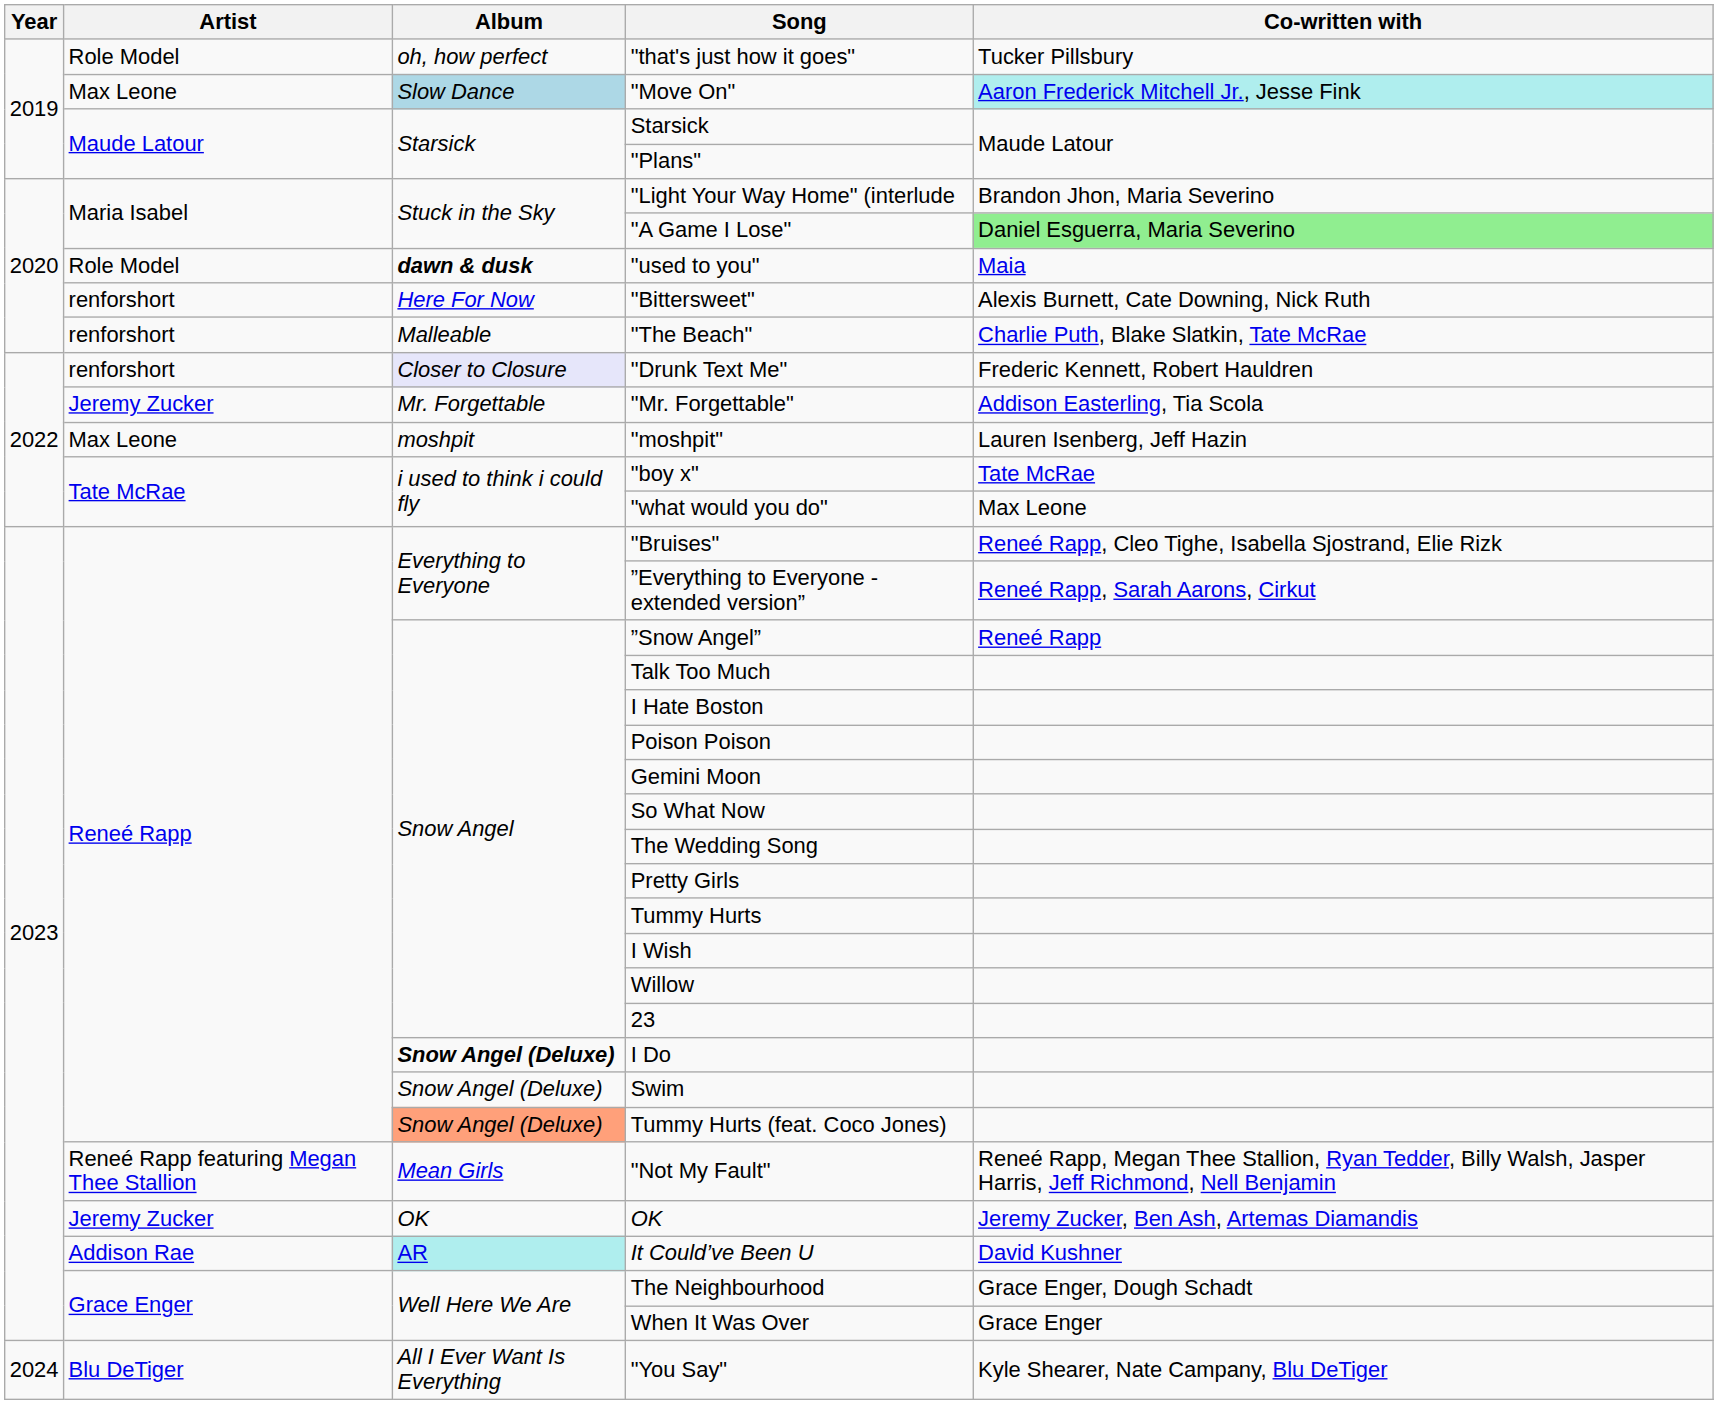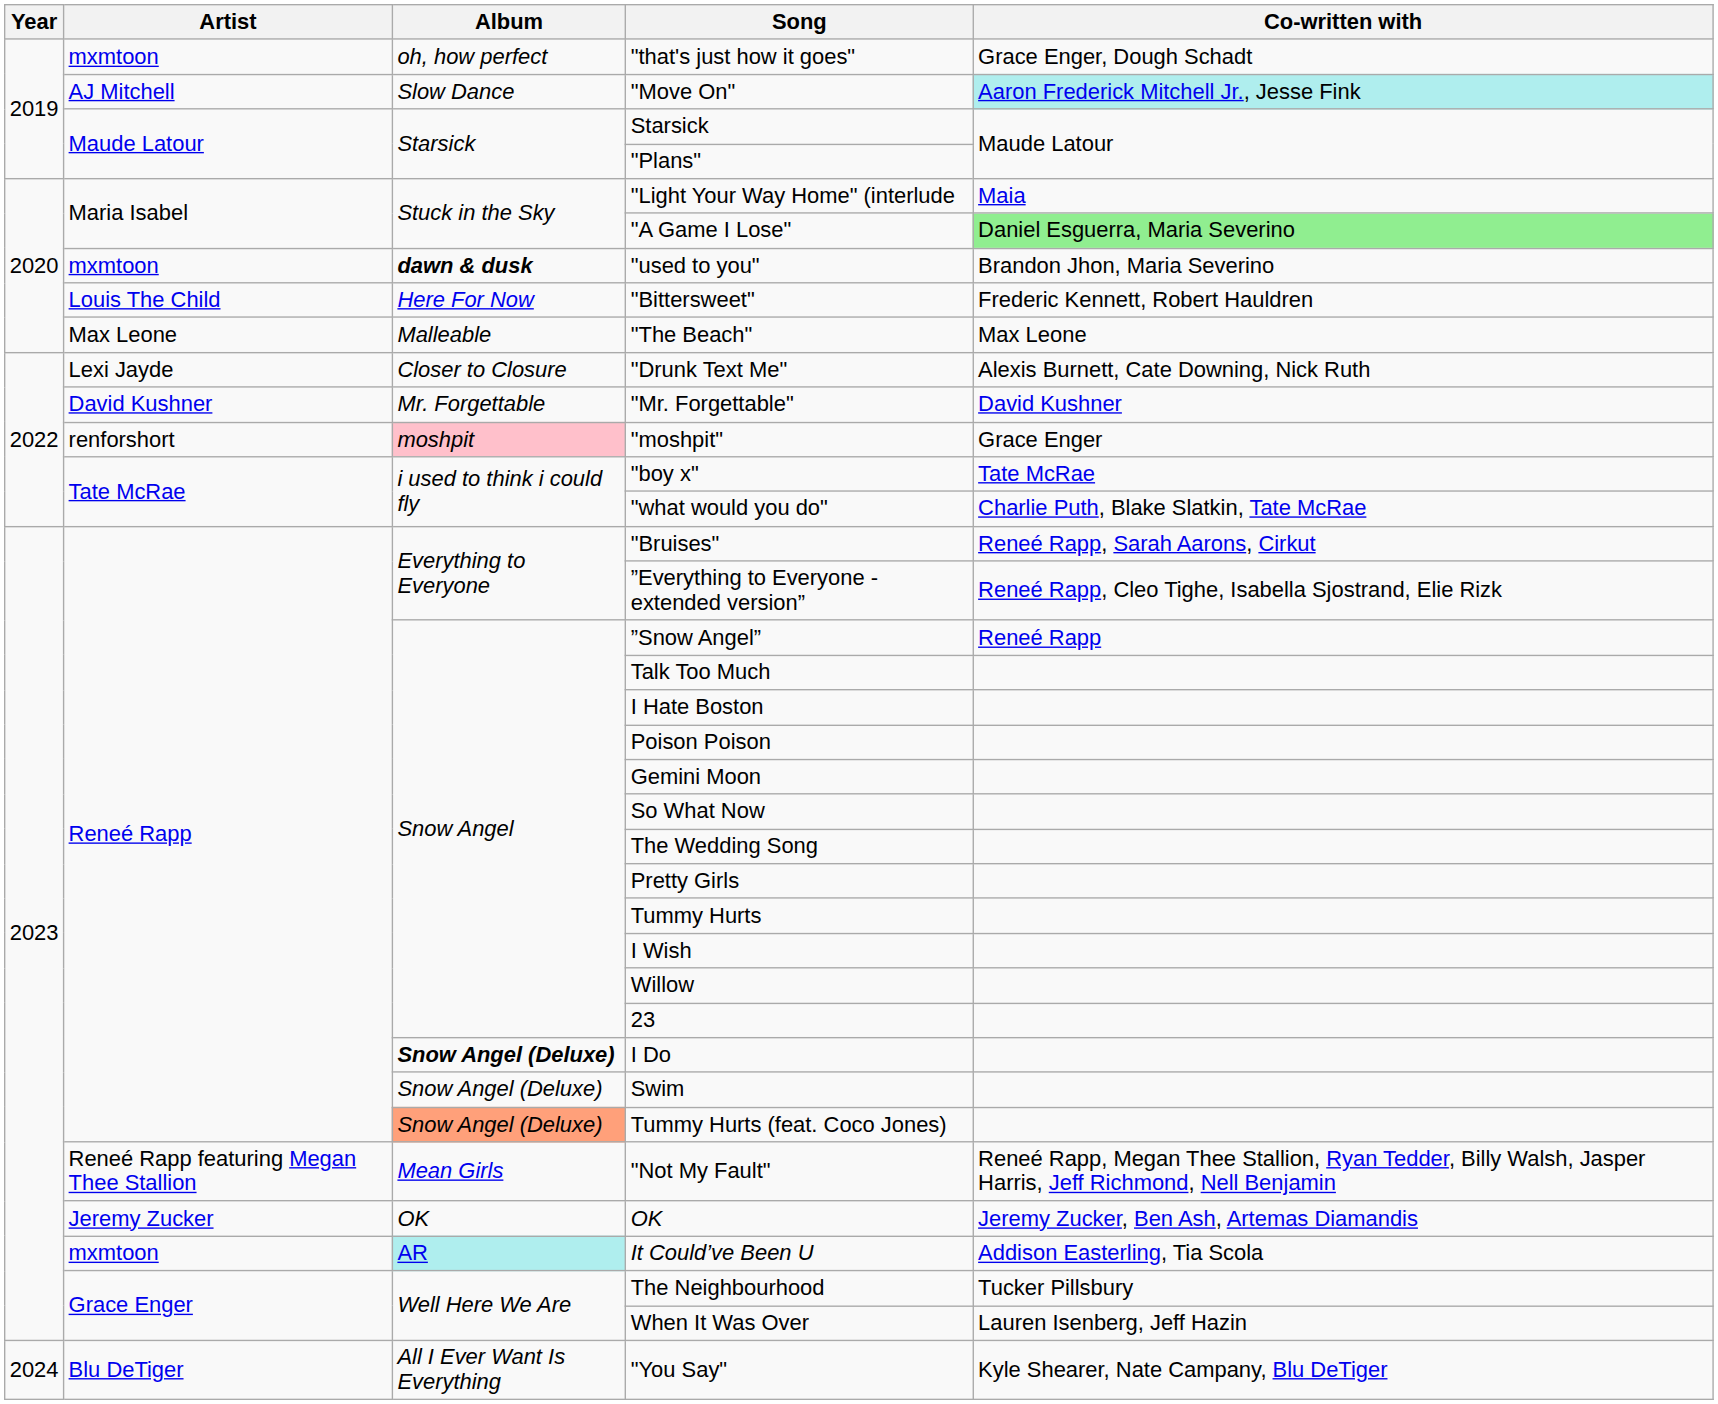(124, 56) Role Model -> (114, 56) mxmtoon
(1056, 56) Tucker Pillsbury -> (1115, 56) Grace Enger, Dough Schadt
(123, 91) Max Leone -> (122, 91) AJ Mitchell
(456, 91) lightblue background -> (456, 91) no background
(1126, 195) Brandon Jhon, Maria Severino -> (1002, 195) Maia
(124, 265) Role Model -> (114, 265) mxmtoon
(1002, 265) Maia -> (1126, 265) Brandon Jhon, Maria Severino
(122, 299) renforshort -> (145, 299) Louis The Child
(1174, 299) Alexis Burnett, Cate Downing, Nick Ruth -> (1146, 299) Frederic Kennett, Robert Hauldren
(122, 334) renforshort -> (123, 334) Max Leone
(1172, 334) Charlie Puth, Blake Slatkin, Tate McRae -> (1032, 334) Max Leone
(122, 369) renforshort -> (121, 369) Lexi Jayde
(482, 369) lavender background -> (482, 369) no background
(1146, 369) Frederic Kennett, Robert Hauldren -> (1174, 369) Alexis Burnett, Cate Downing, Nick Ruth
(141, 404) Jeremy Zucker -> (140, 404) David Kushner
(1121, 404) Addison Easterling, Tia Scola -> (1050, 404) David Kushner
(123, 439) Max Leone -> (122, 439) renforshort
(436, 439) no background -> (436, 439) pink background
(1113, 439) Lauren Isenberg, Jeff Hazin -> (1040, 439) Grace Enger
(1032, 508) Max Leone -> (1172, 508) Charlie Puth, Blake Slatkin, Tate McRae
(1240, 543) Reneé Rapp, Cleo Tighe, Isabella Sjostrand, Elie Rizk -> (1147, 543) Reneé Rapp, Sarah Aarons, Cirkut
(1147, 590) Reneé Rapp, Sarah Aarons, Cirkut -> (1240, 590) Reneé Rapp, Cleo Tighe, Isabella Sjostrand, Elie Rizk
(131, 1253) Addison Rae -> (114, 1253) mxmtoon
(1050, 1253) David Kushner -> (1121, 1253) Addison Easterling, Tia Scola
(1115, 1287) Grace Enger, Dough Schadt -> (1056, 1287) Tucker Pillsbury
(1040, 1322) Grace Enger -> (1113, 1322) Lauren Isenberg, Jeff Hazin
